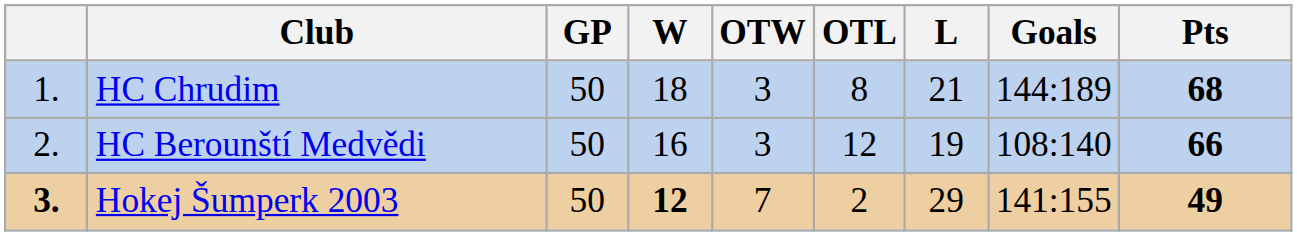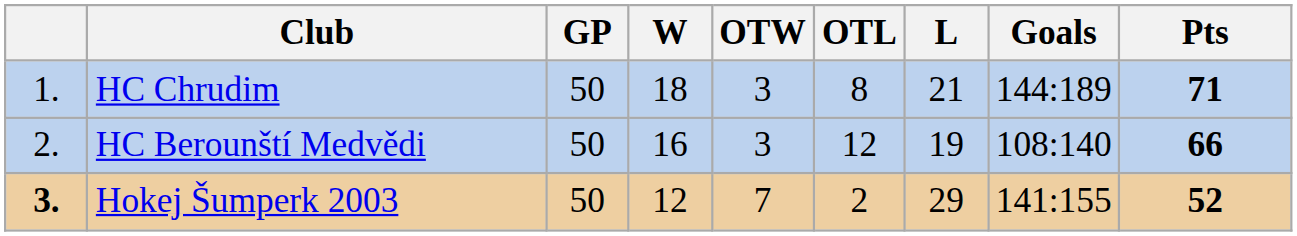(1205, 88) 68 -> (1205, 88) 71
(670, 200) bold -> (670, 200) normal
(1205, 200) 49 -> (1205, 200) 52
